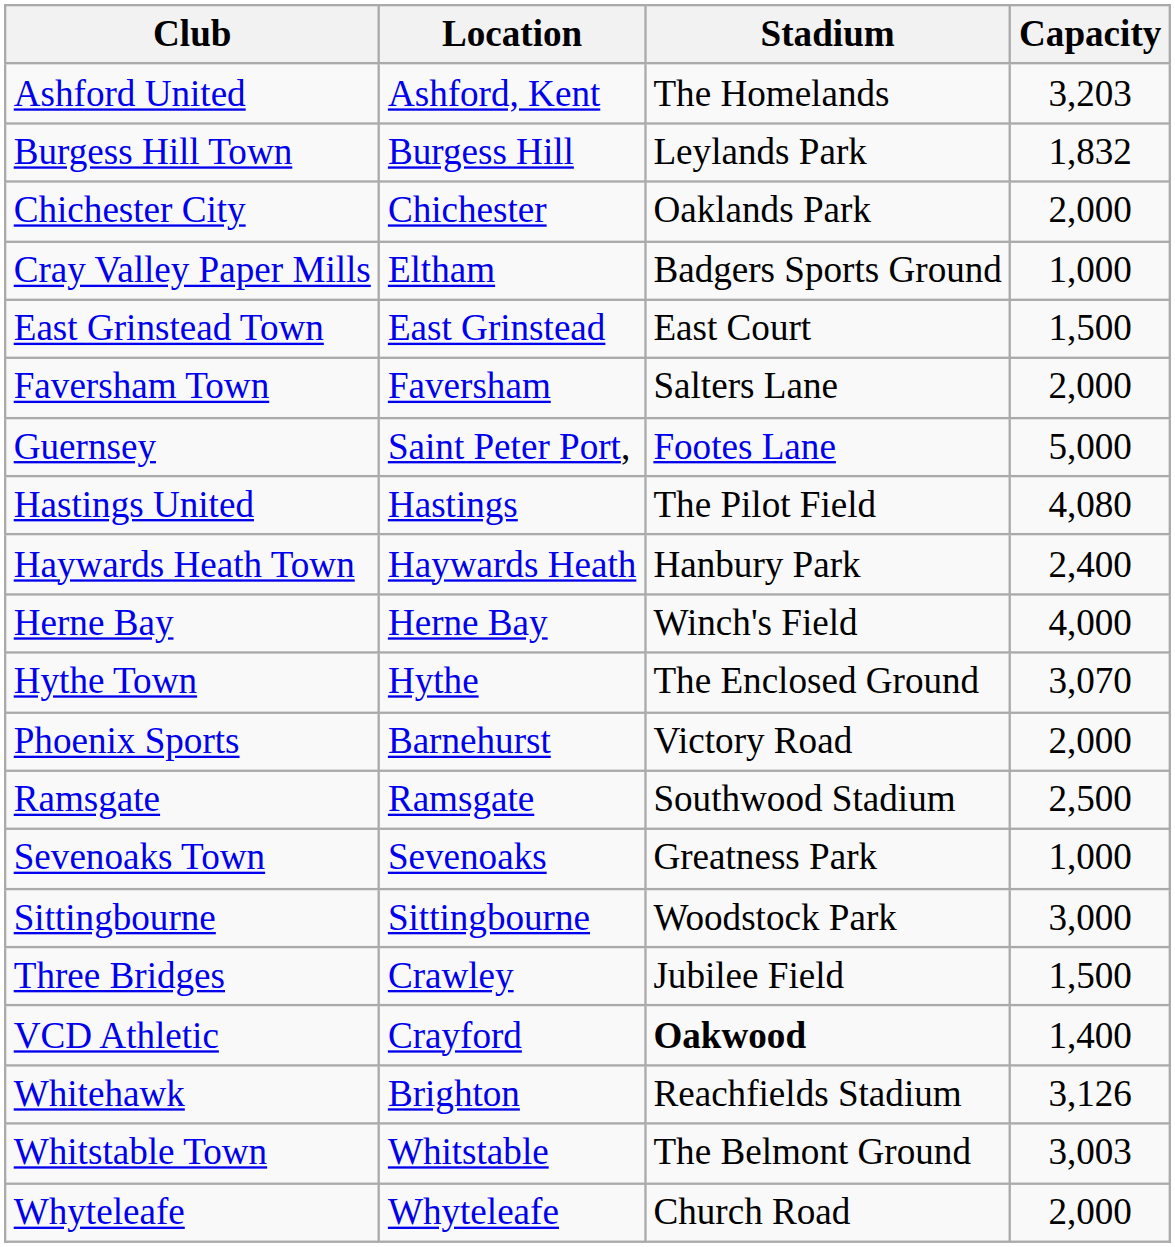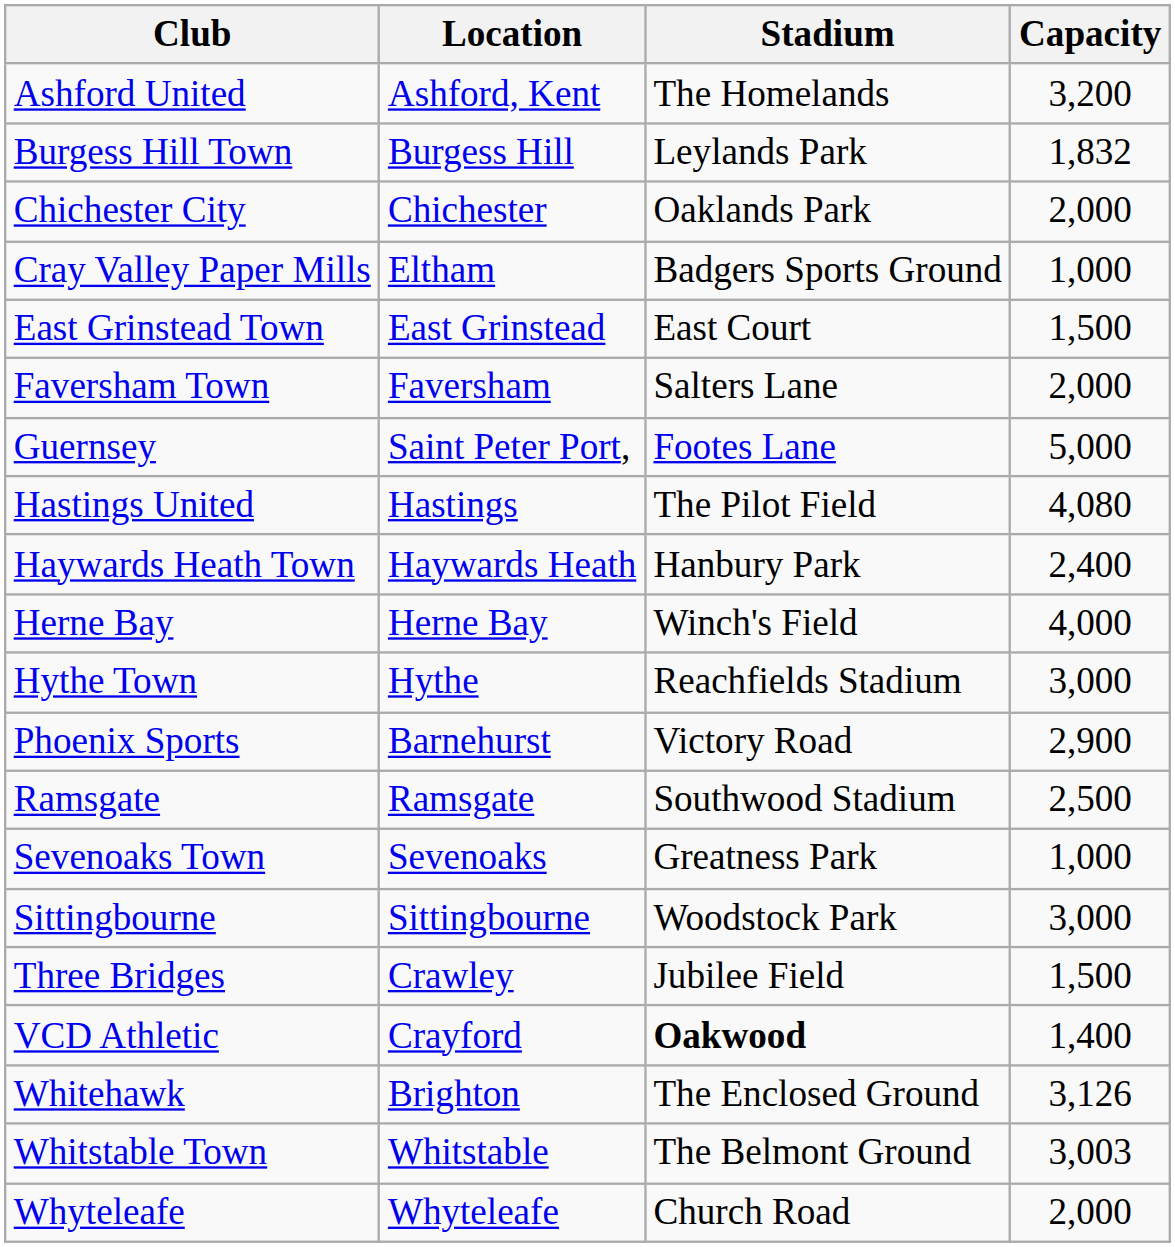(1090, 92) 3,203 -> (1090, 92) 3,200
(816, 681) The Enclosed Ground -> (808, 681) Reachfields Stadium
(1090, 681) 3,070 -> (1090, 681) 3,000
(1090, 740) 2,000 -> (1090, 740) 2,900
(808, 1093) Reachfields Stadium -> (816, 1093) The Enclosed Ground
